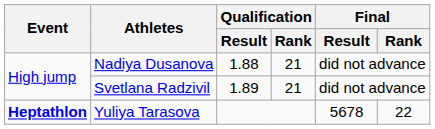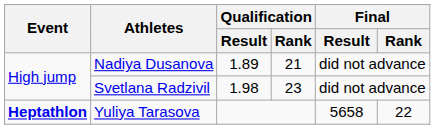(244, 65) 1.88 -> (244, 65) 1.89
(244, 89) 1.89 -> (244, 89) 1.98
(293, 89) 21 -> (293, 89) 23
(347, 112) 5678 -> (347, 112) 5658
